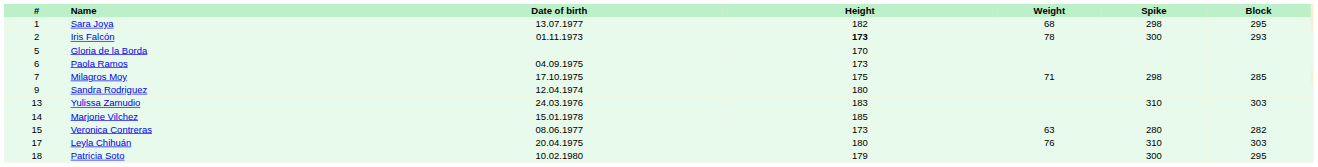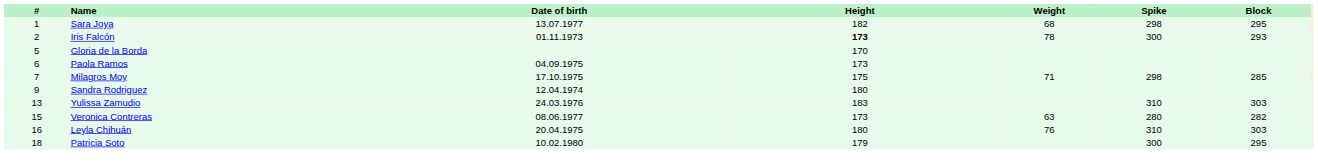- row: (104, 116)
(37, 143) 17 -> (37, 129) 16
